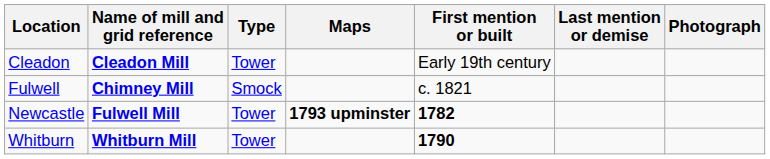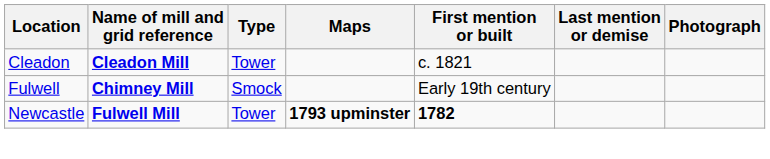(484, 62) Early 19th century -> (445, 62) c. 1821
(445, 88) c. 1821 -> (484, 88) Early 19th century
- row: (41, 140)
